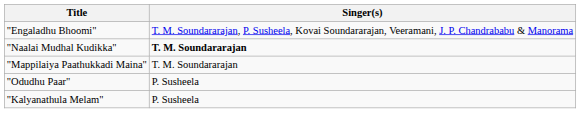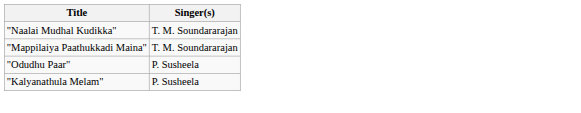- row: (52, 30)
(199, 47) bold -> (195, 30) normal
